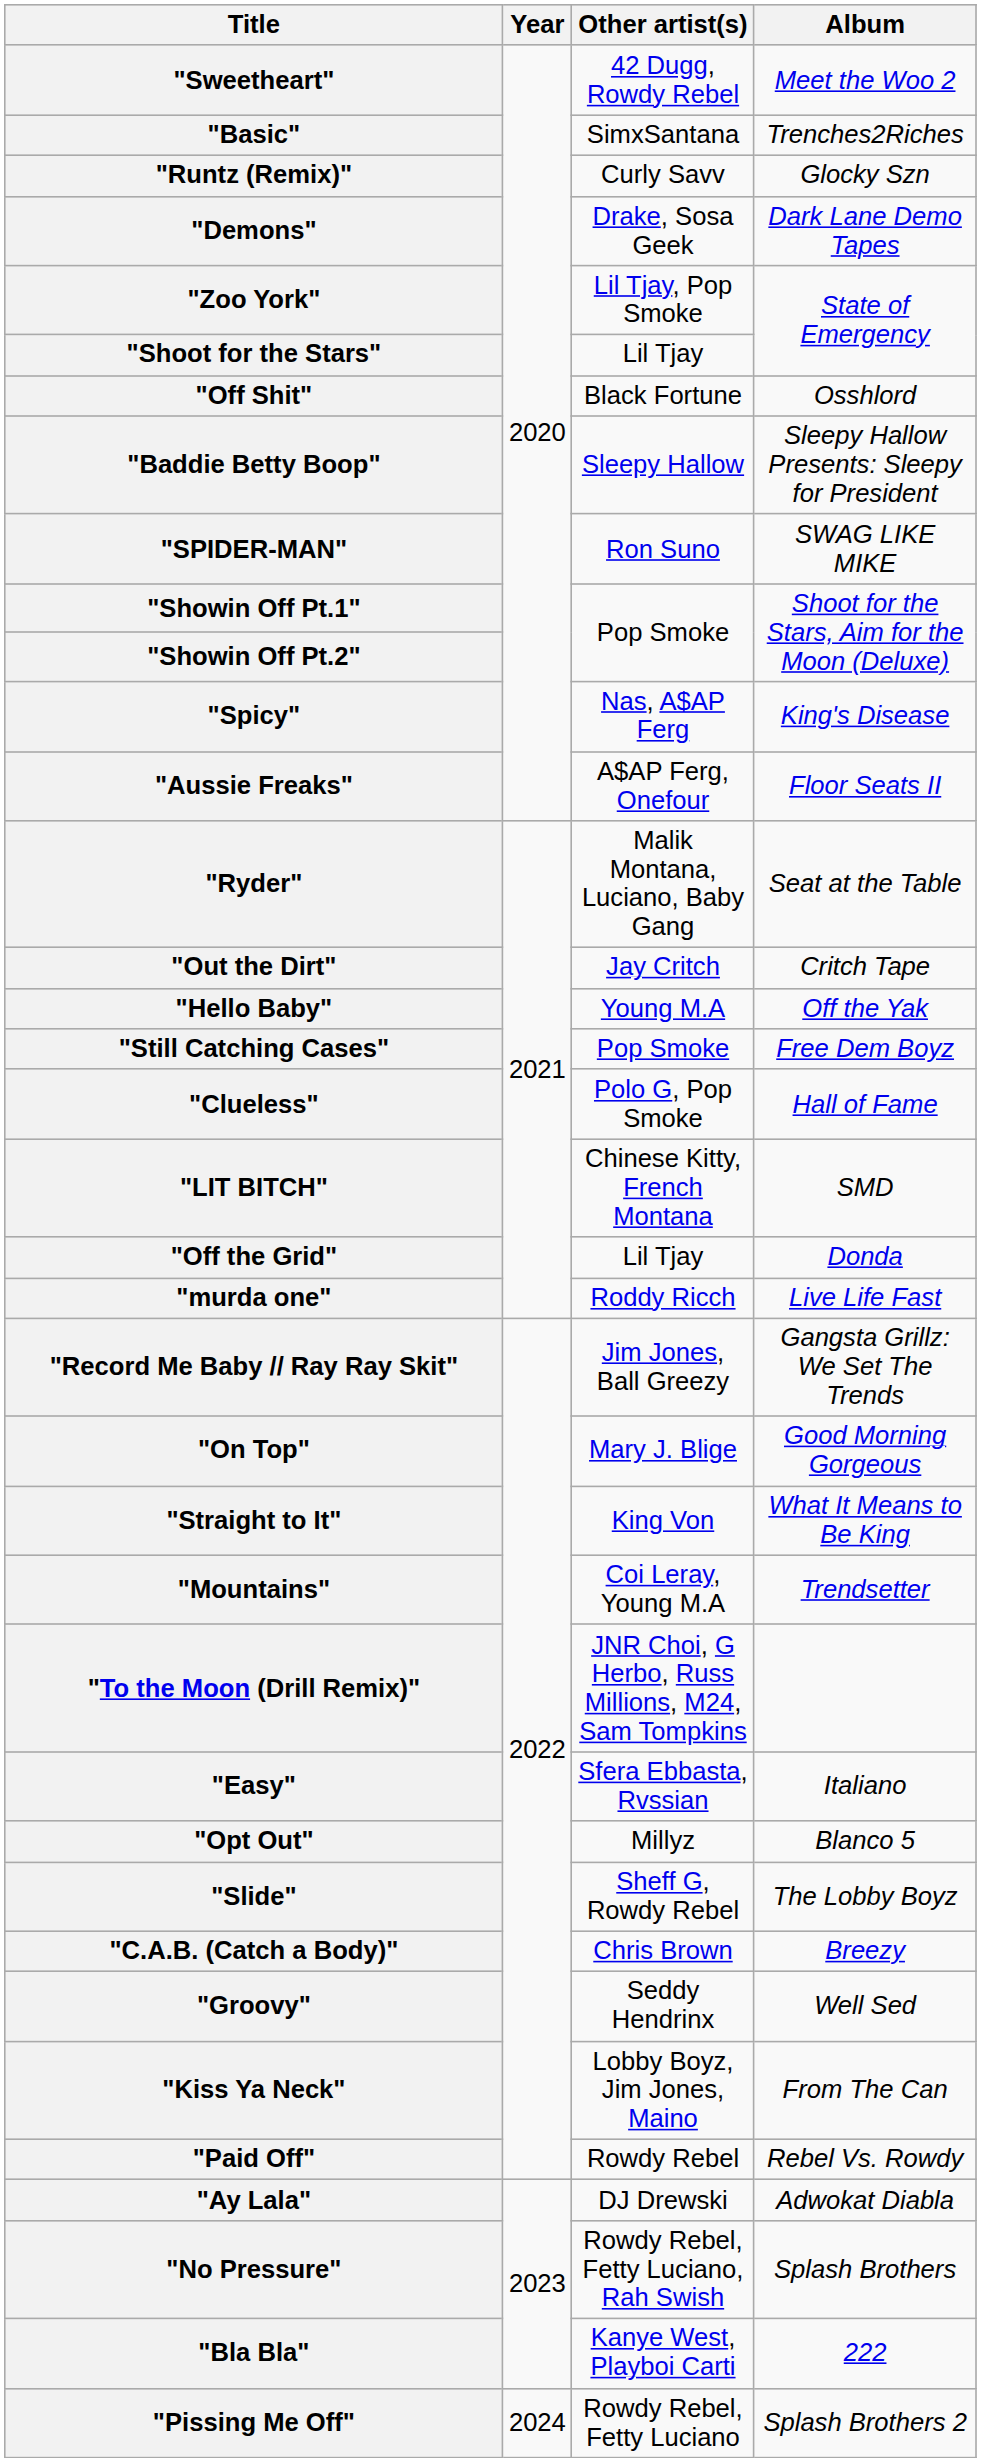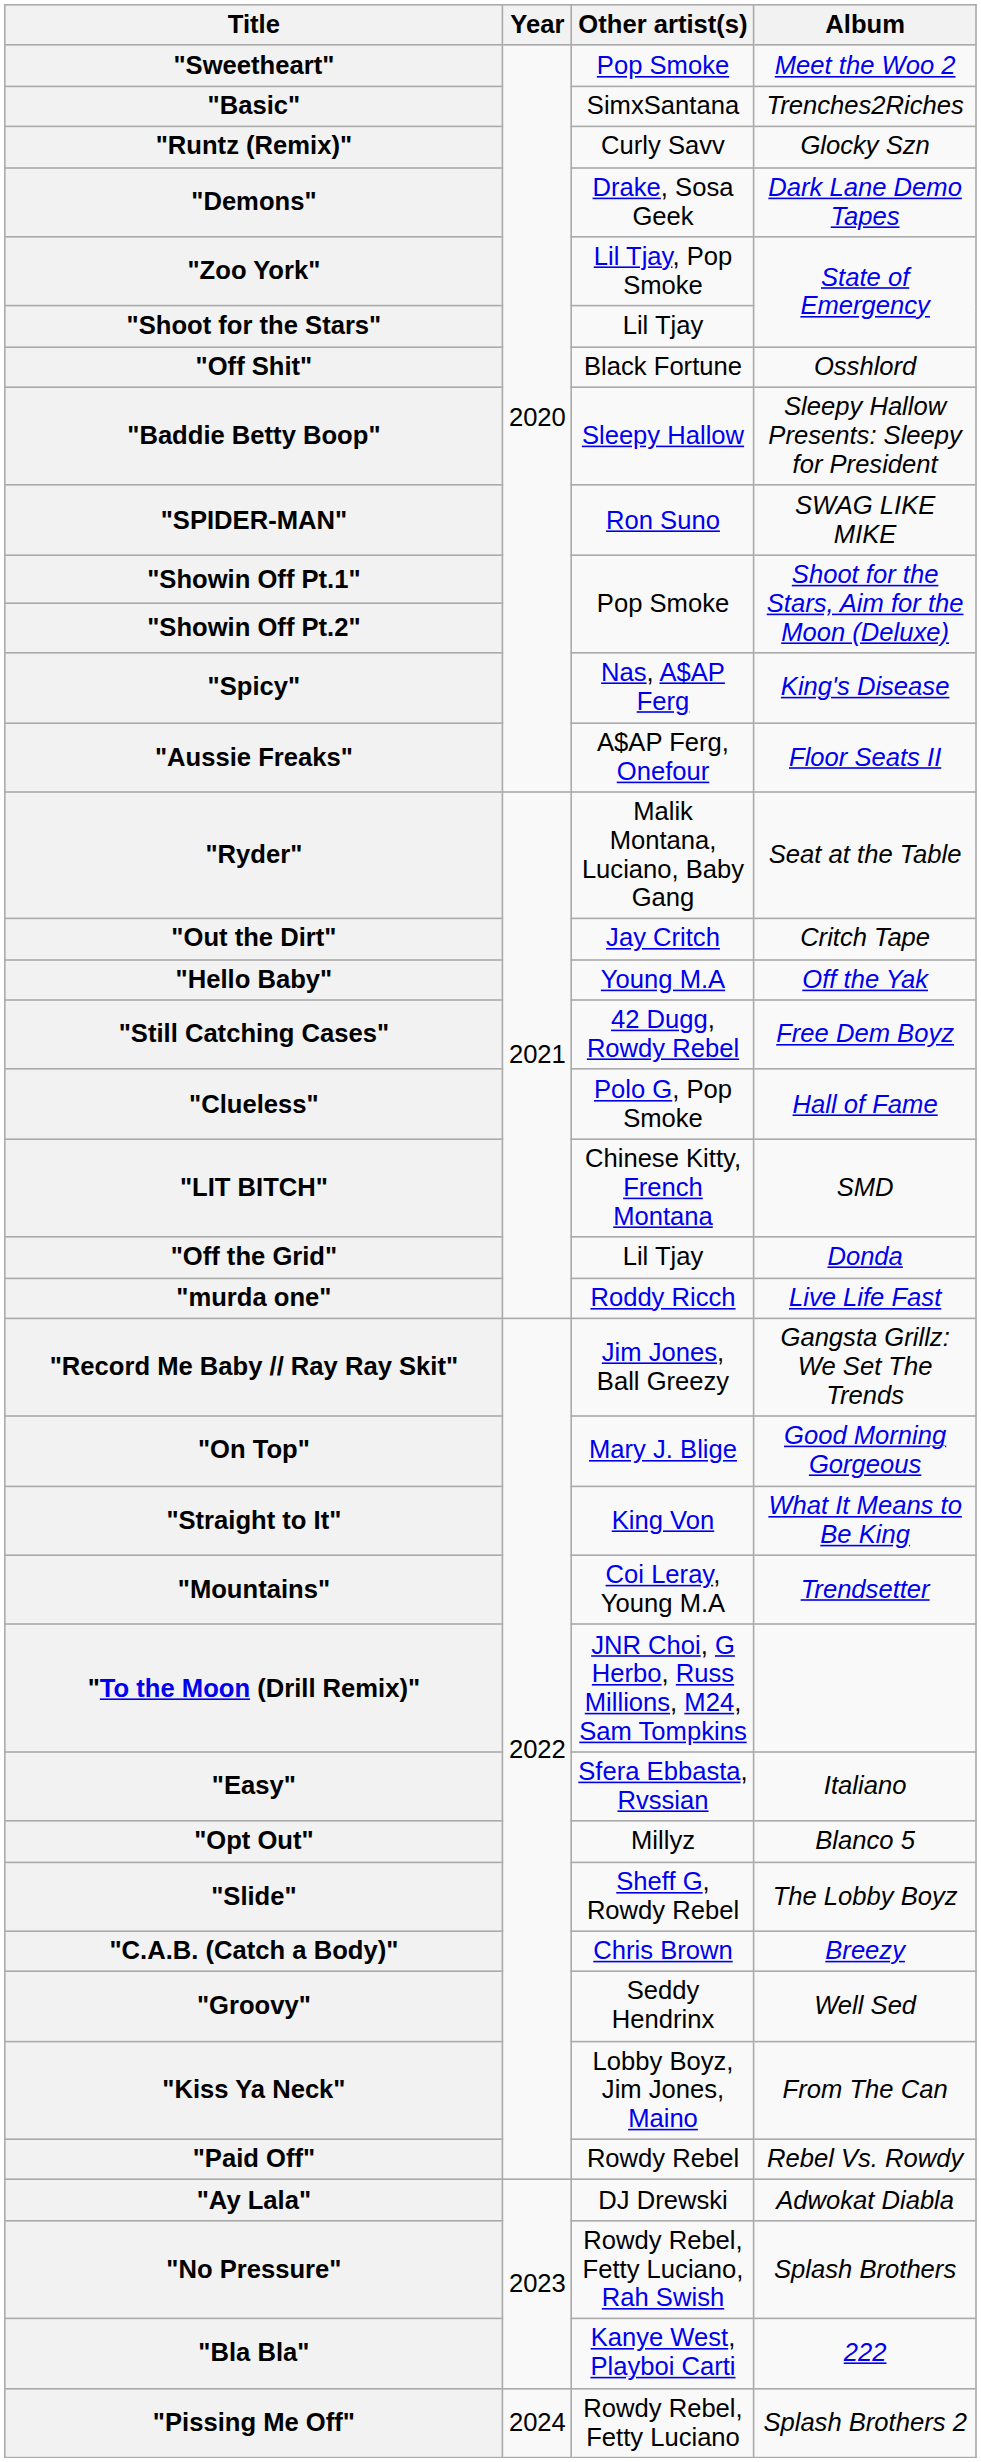(663, 79) 42 Dugg, Rowdy Rebel -> (663, 65) Pop Smoke
(663, 1048) Pop Smoke -> (663, 1034) 42 Dugg, Rowdy Rebel
